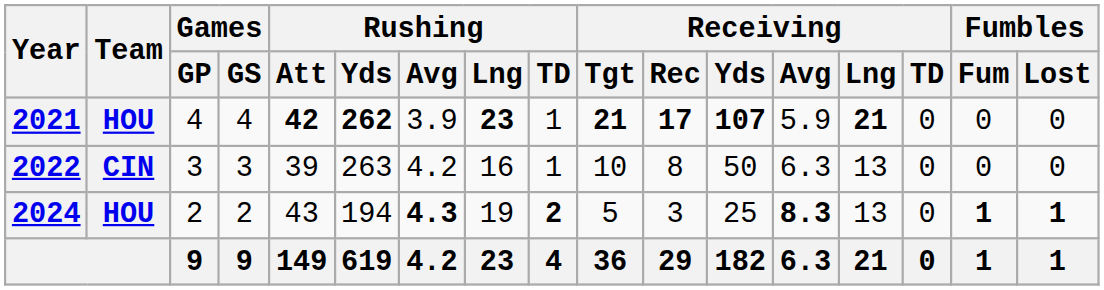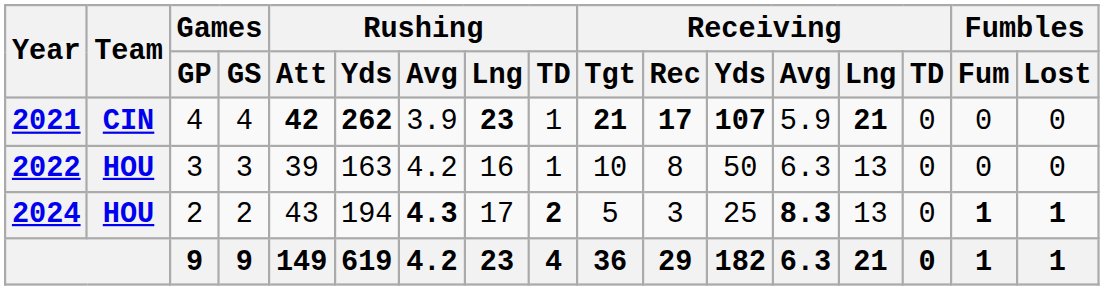(129, 122) HOU -> (129, 122) CIN
(129, 168) CIN -> (129, 168) HOU
(367, 168) 263 -> (367, 168) 163
(497, 215) 19 -> (497, 215) 17
